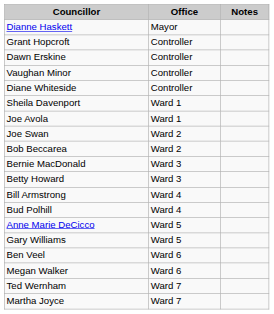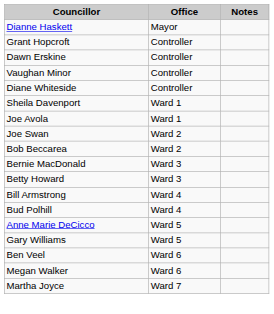- row: (36, 286)
